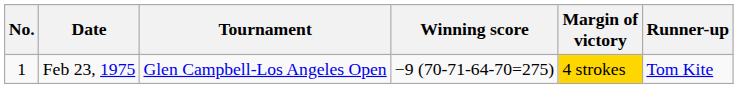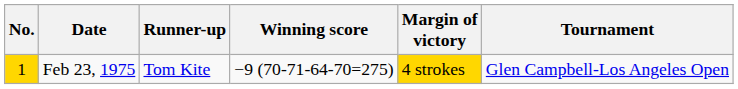columns swapped: (265, 29) <-> (688, 29)
(22, 69) no background -> (22, 69) gold background
